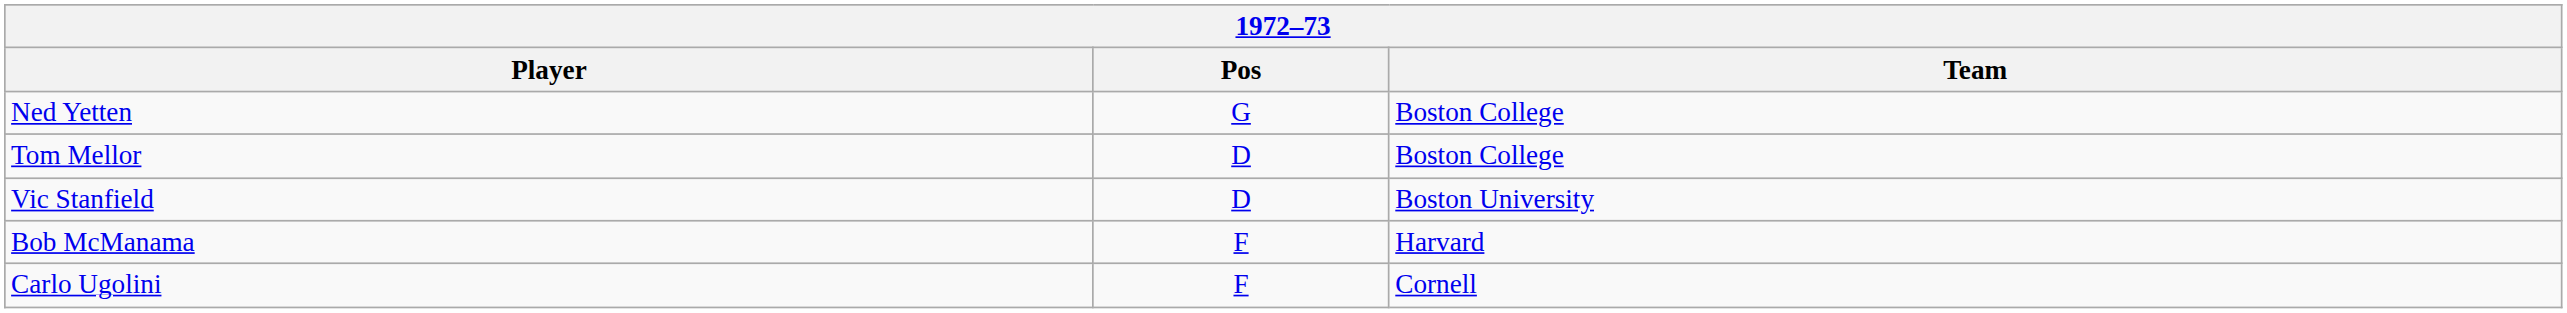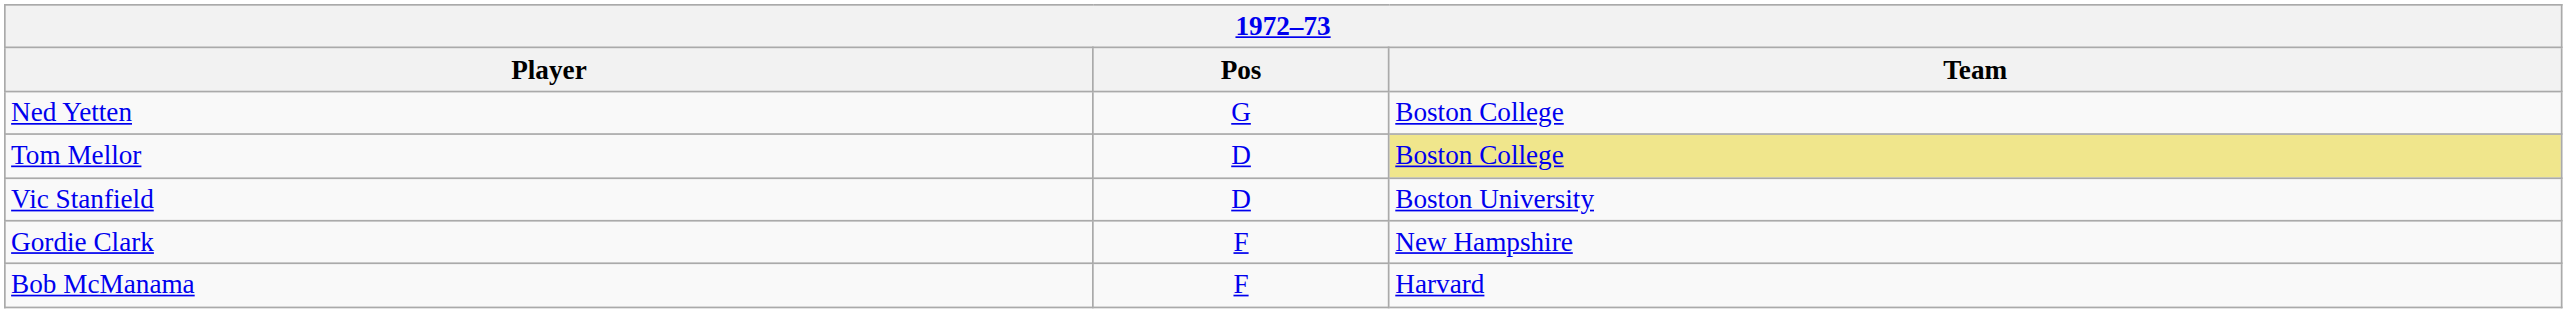(1480, 155) no background -> (1480, 155) khaki background
+ row: (83, 241)
- row: (86, 284)
